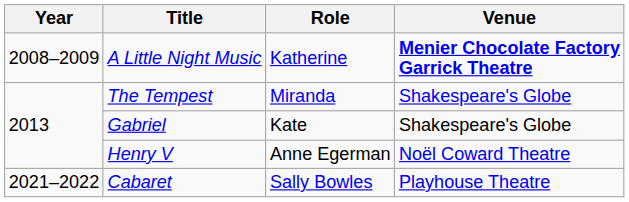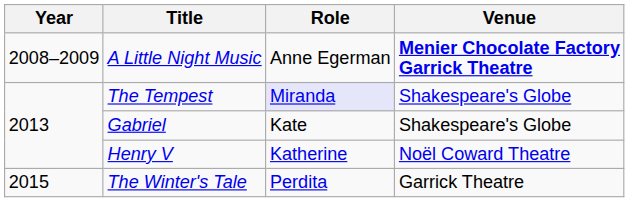(309, 57) Katherine -> (330, 57) Anne Egerman
(303, 96) no background -> (303, 96) lavender background
(330, 153) Anne Egerman -> (309, 153) Katherine
+ row: (177, 182)
- row: (140, 182)
